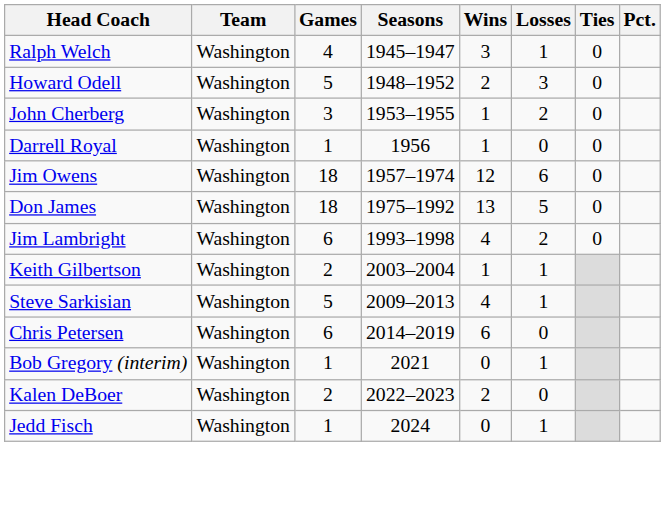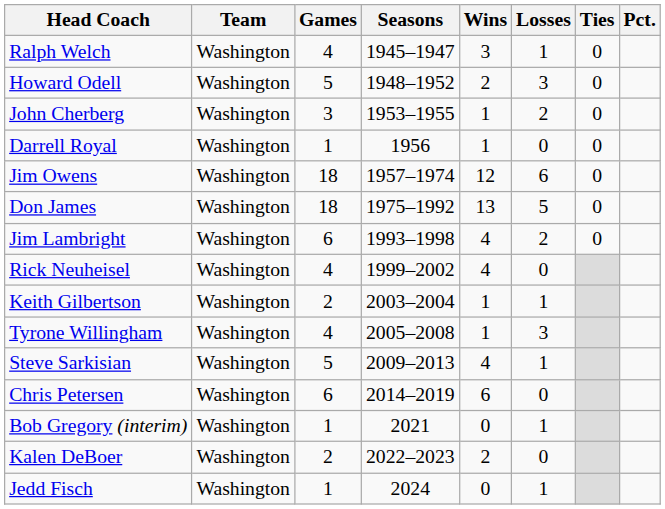+ row: (70, 269)
+ row: (86, 332)
